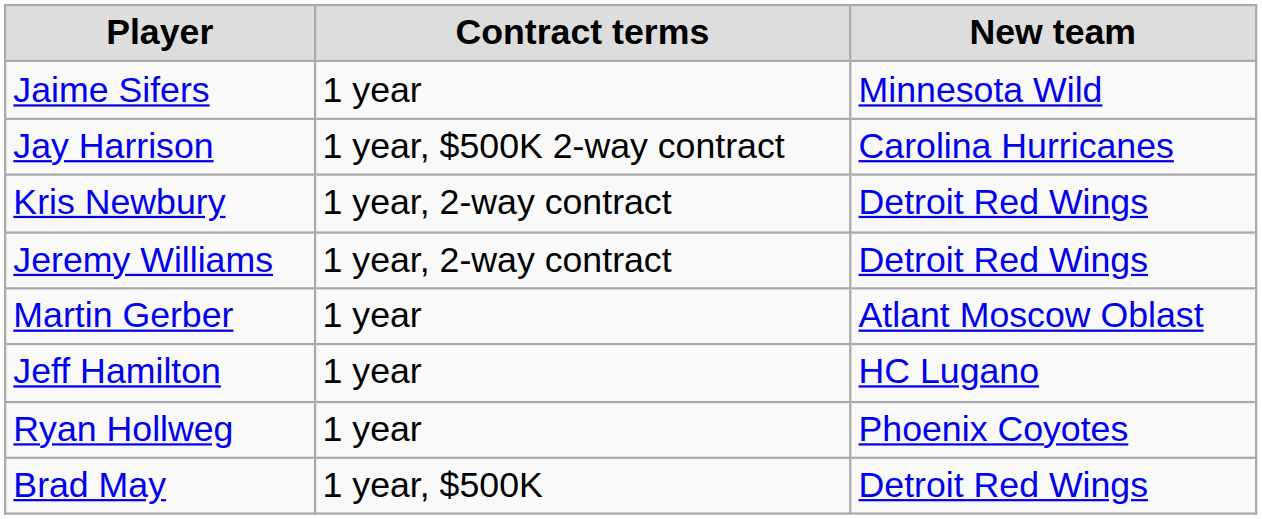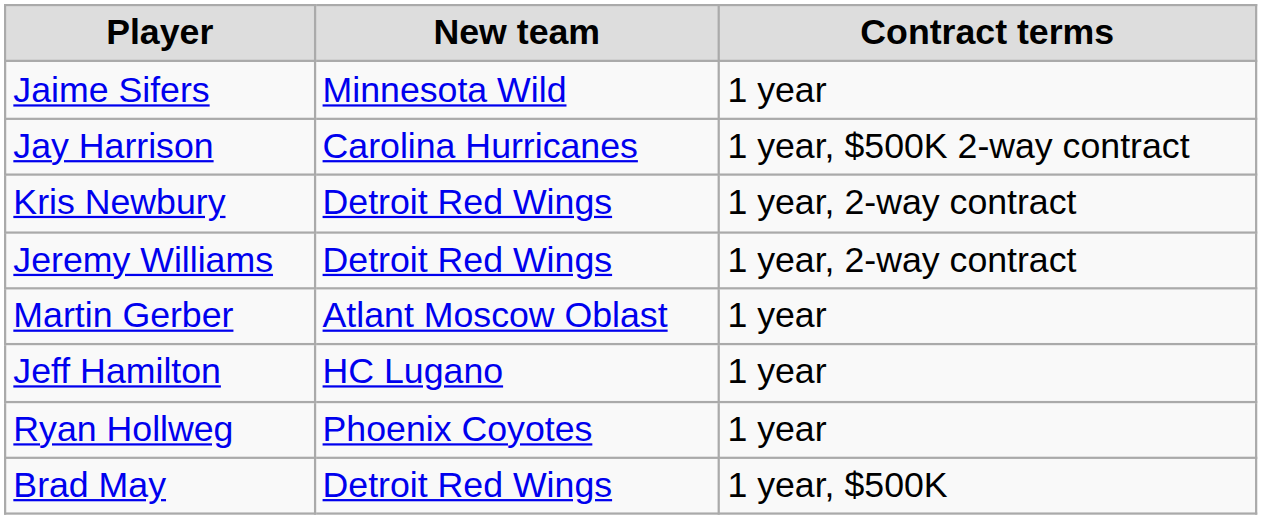columns swapped: (1053, 32) <-> (582, 32)
